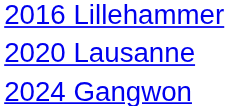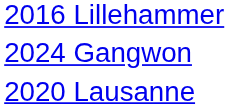rows swapped: (100, 53) <-> (98, 91)
